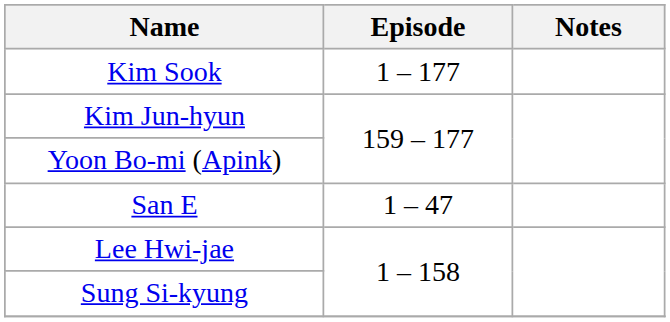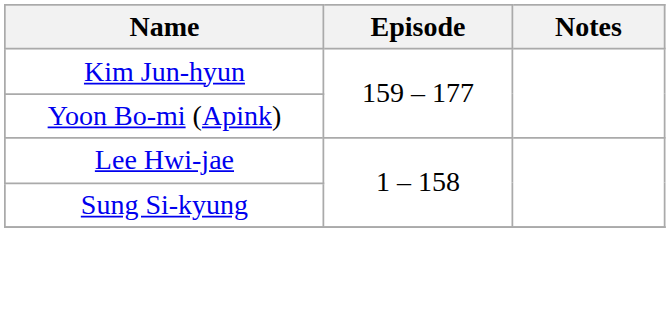- row: (164, 71)
- row: (164, 204)
